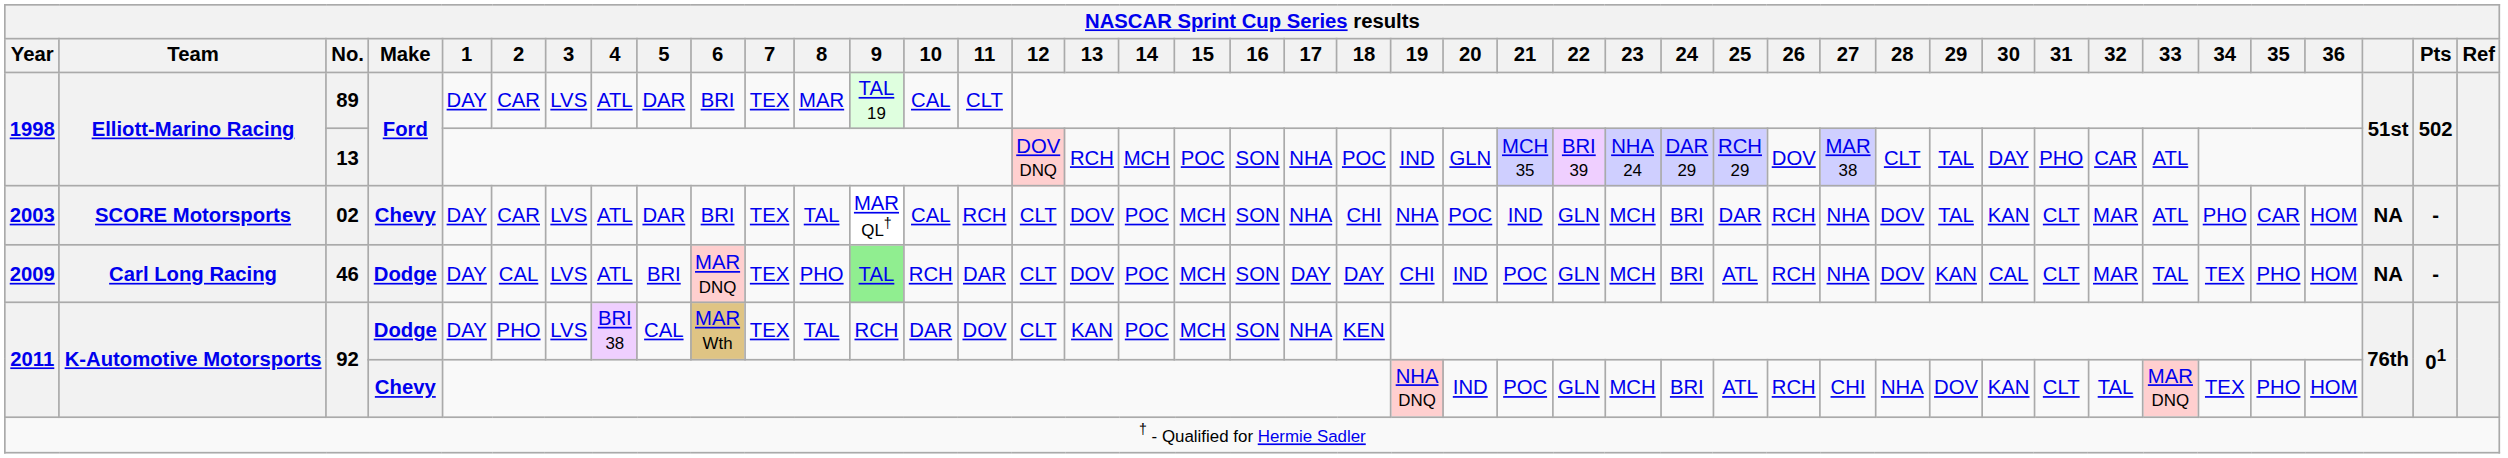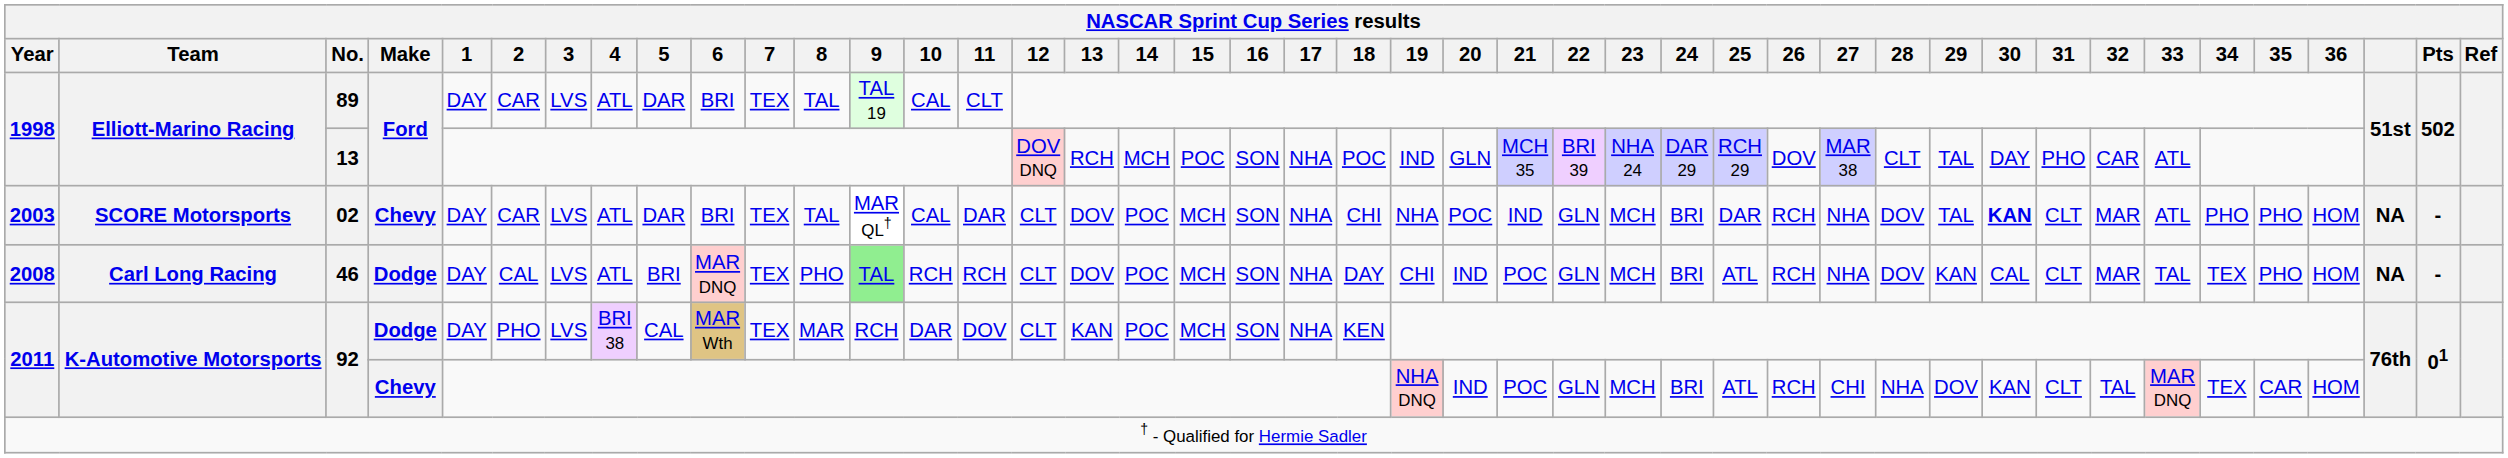(822, 100) MAR -> (822, 100) TAL
(984, 216) RCH -> (984, 216) DAR
(2009, 216) normal -> (2010, 216) bold
(2278, 216) CAR -> (2281, 216) PHO
(32, 274) 2009 -> (32, 274) 2008
(984, 274) DAR -> (984, 274) RCH
(1311, 274) DAY -> (1311, 274) NHA
(822, 331) TAL -> (822, 331) MAR
(2278, 388) PHO -> (2281, 388) CAR
